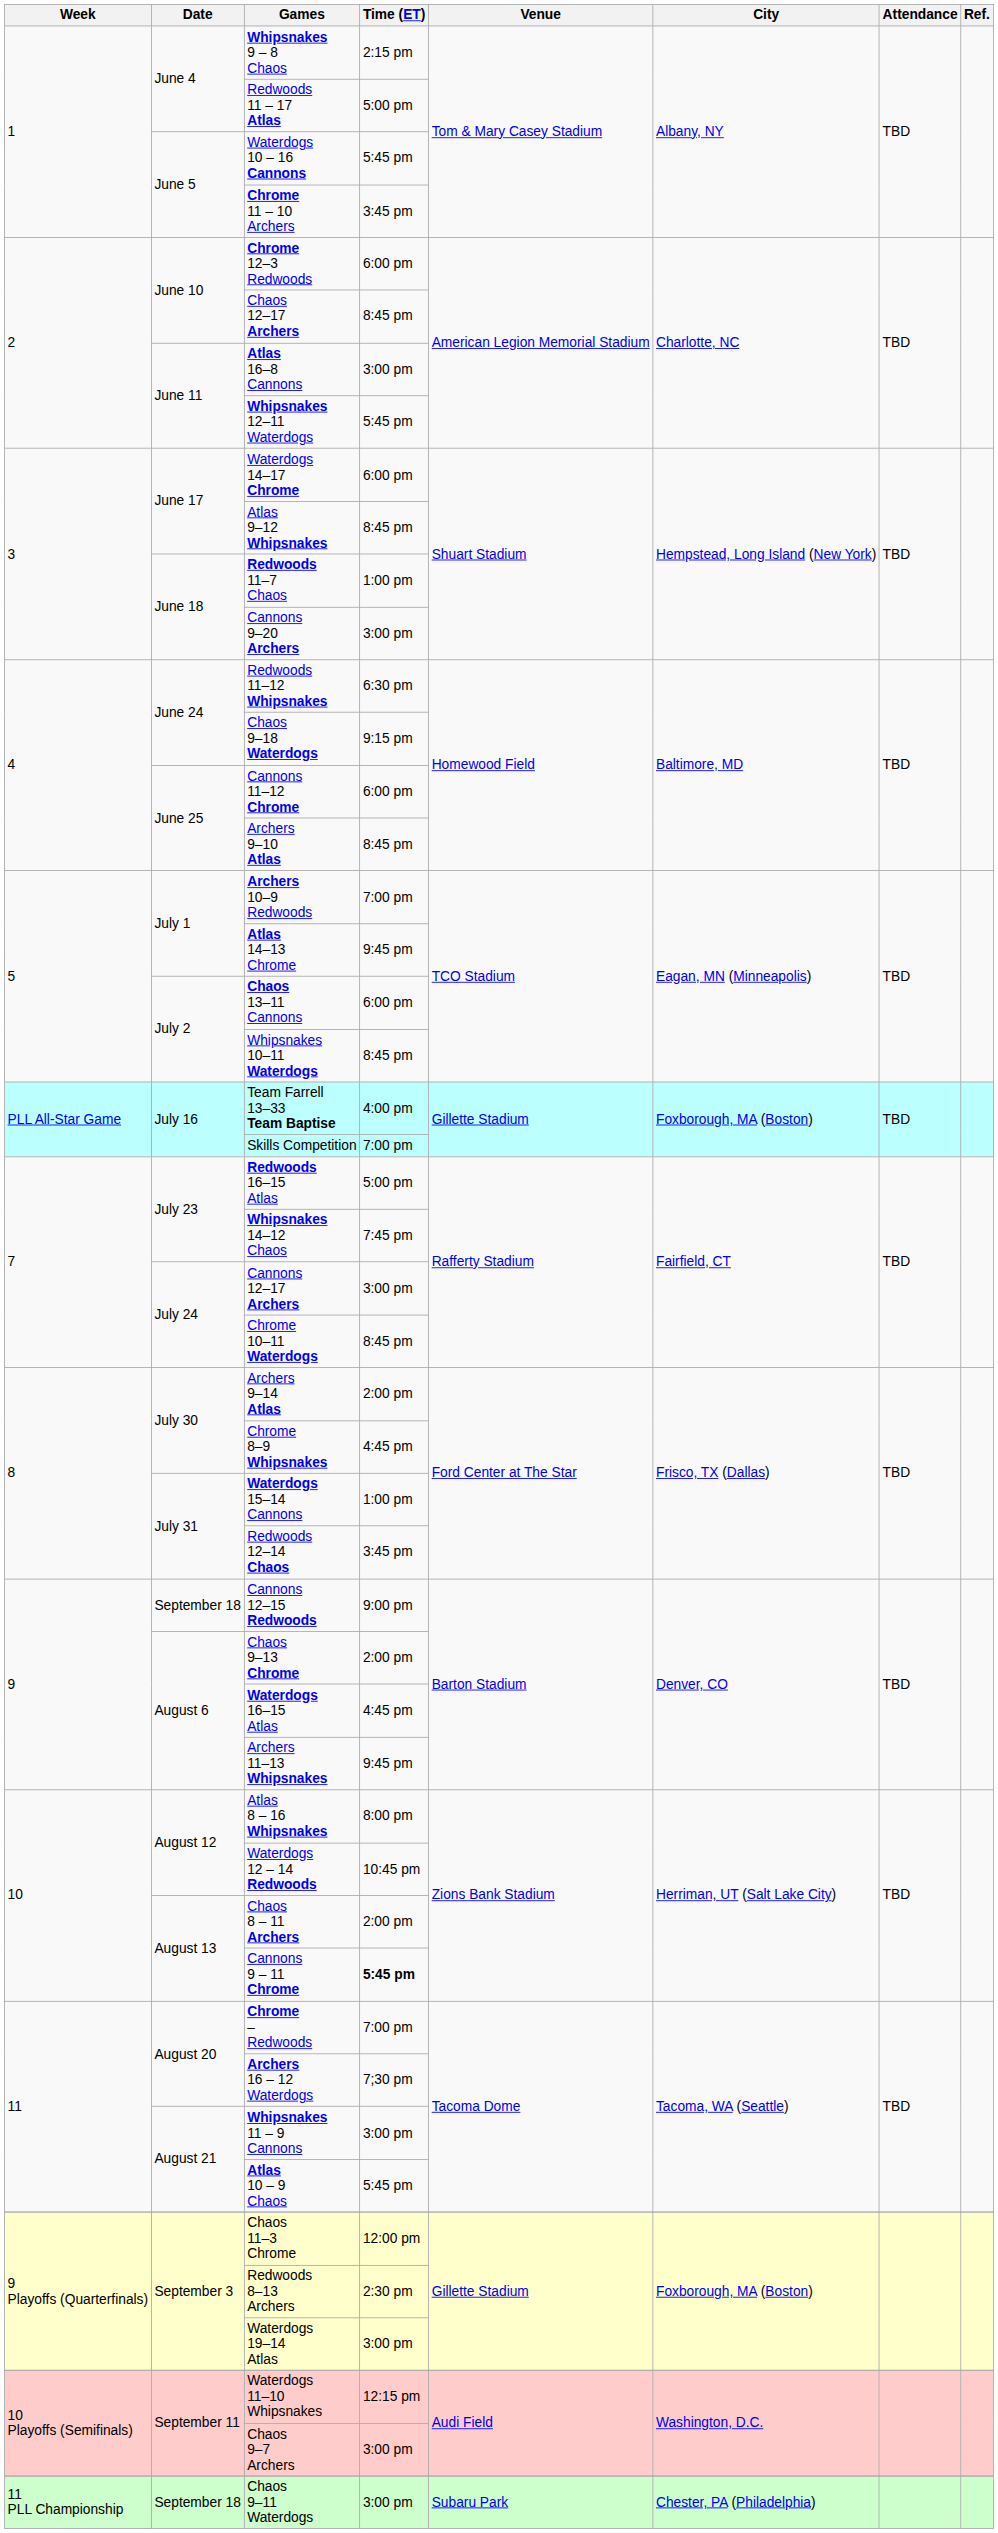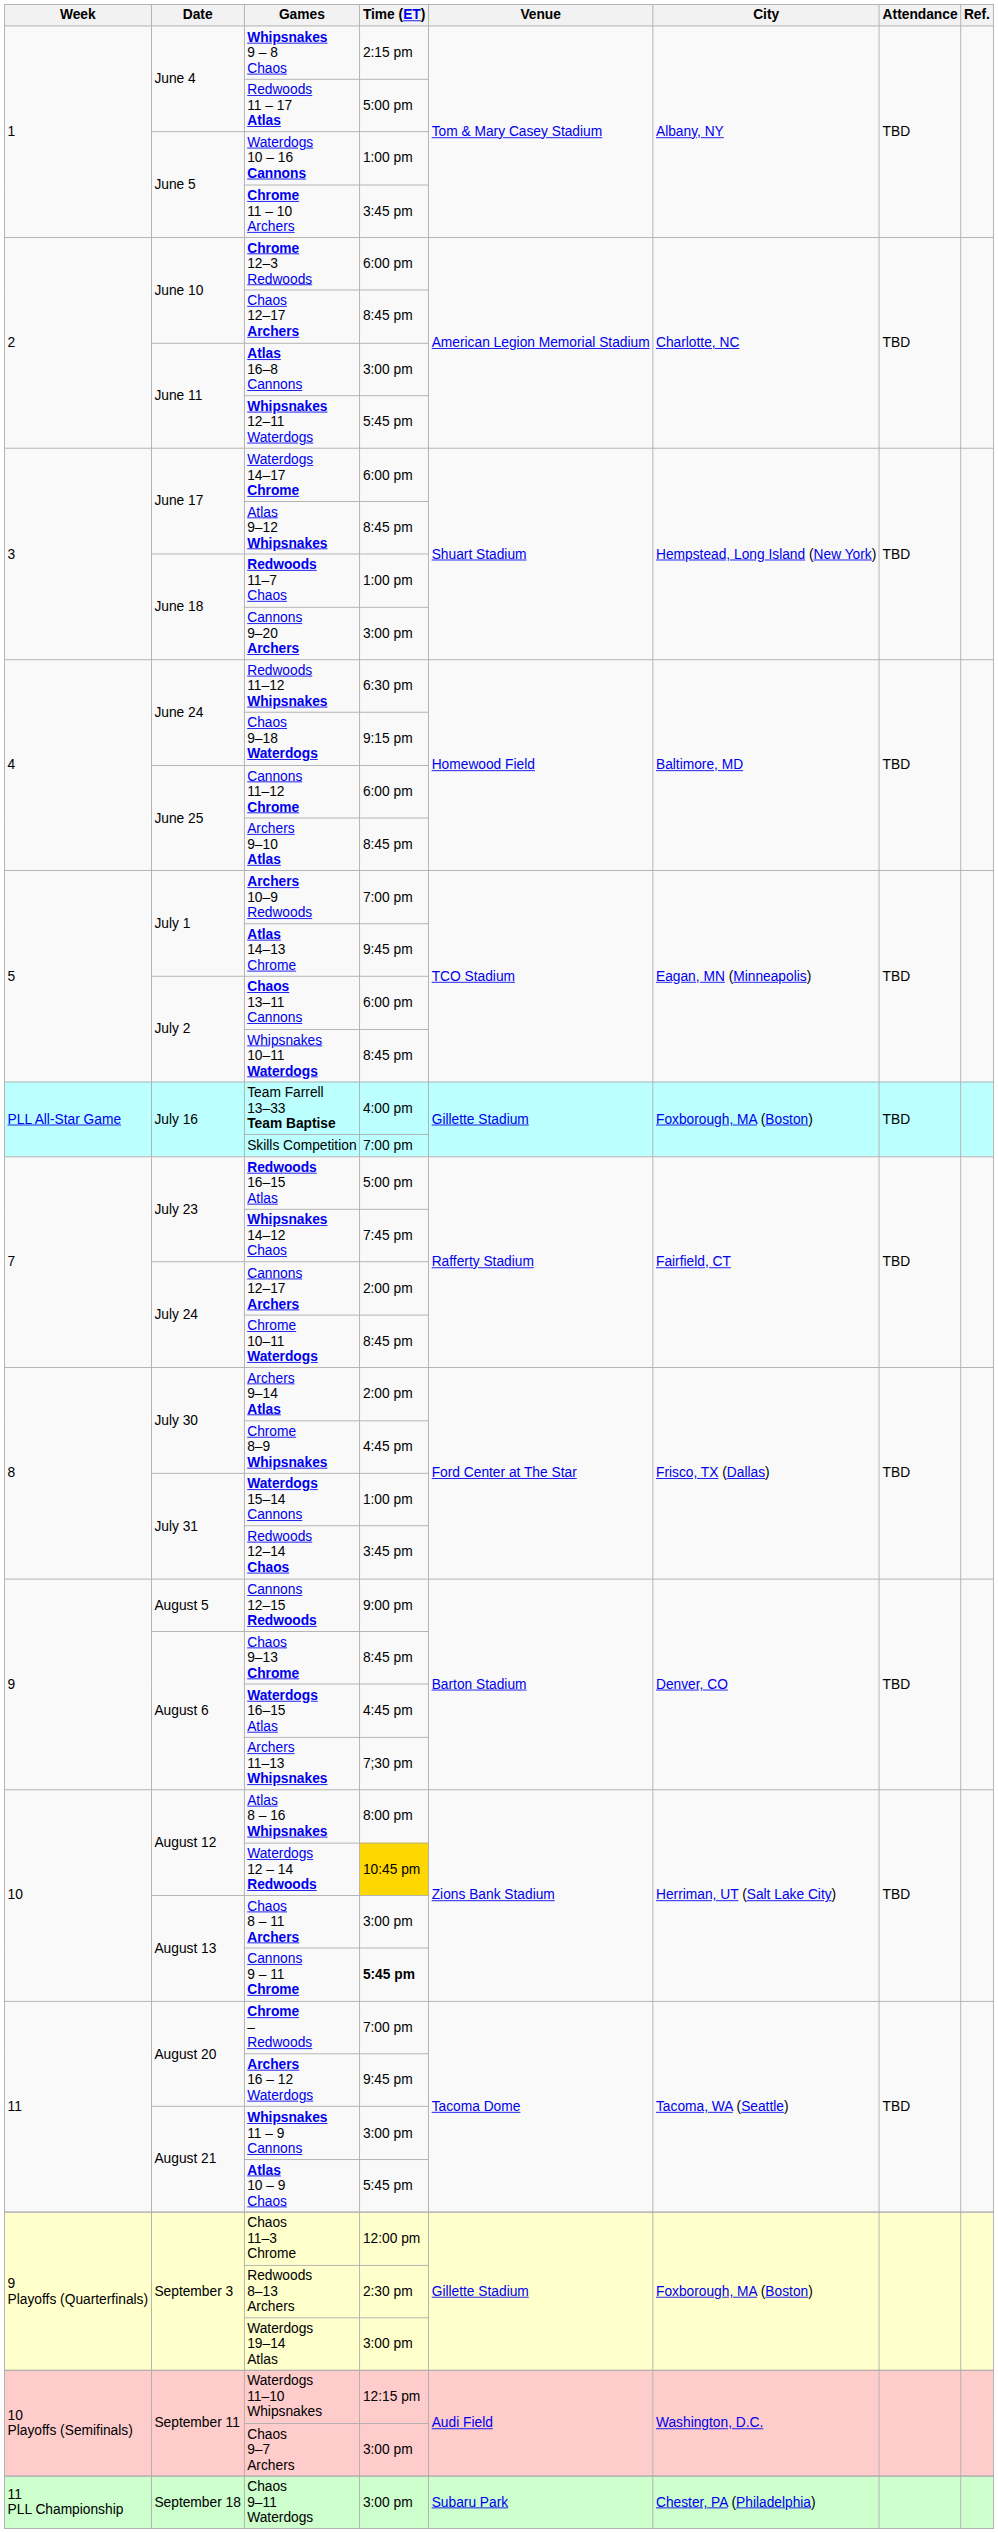(388, 158) 5:45 pm -> (388, 158) 1:00 pm
(388, 1288) 3:00 pm -> (388, 1288) 2:00 pm
(198, 1605) September 18 -> (182, 1605) August 5
(388, 1658) 2:00 pm -> (388, 1658) 8:45 pm
(388, 1763) 9:45 pm -> (388, 1763) 7;30 pm
(392, 1869) no background -> (392, 1869) gold background
(388, 1921) 2:00 pm -> (388, 1921) 3:00 pm
(388, 2080) 7;30 pm -> (388, 2080) 9:45 pm
